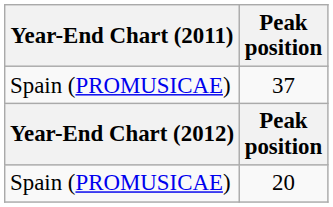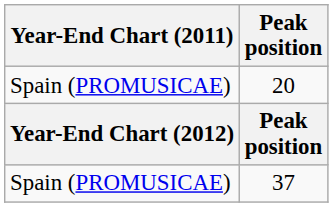rows swapped: (283, 182) <-> (283, 84)
